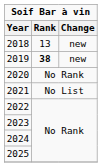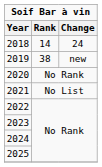(45, 43) 13 -> (45, 43) 14
(78, 43) new -> (78, 43) 24
(45, 59) bold -> (45, 59) normal
